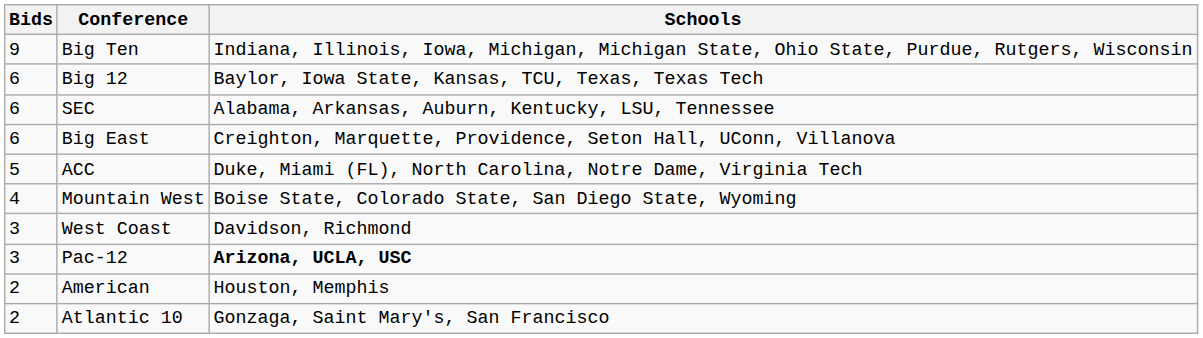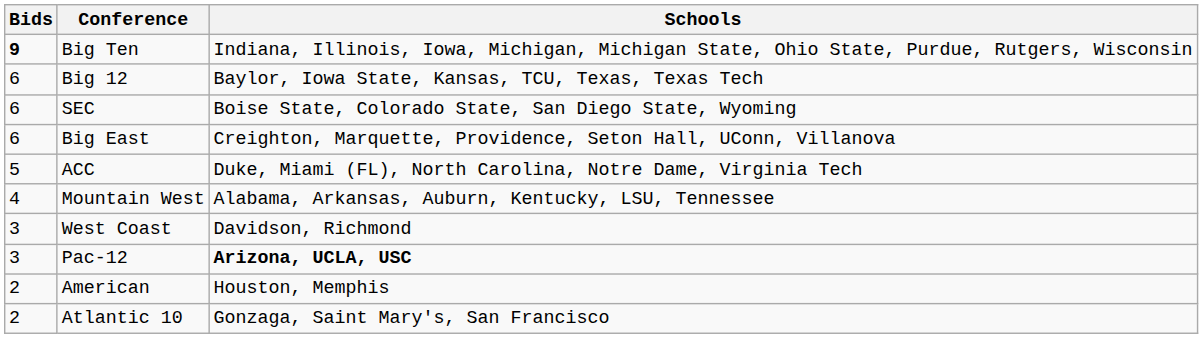(15, 50) normal -> (15, 50) bold
(494, 109) Alabama, Arkansas, Auburn, Kentucky, LSU, Tennessee -> (505, 109) Boise State, Colorado State, San Diego State, Wyoming
(505, 199) Boise State, Colorado State, San Diego State, Wyoming -> (494, 199) Alabama, Arkansas, Auburn, Kentucky, LSU, Tennessee
